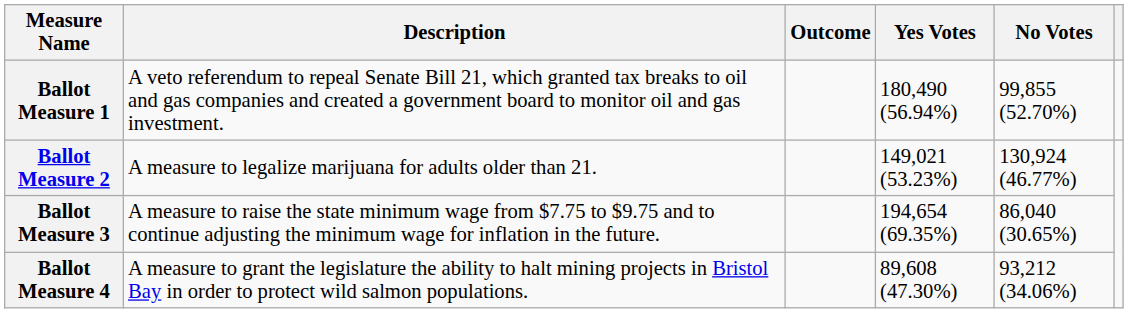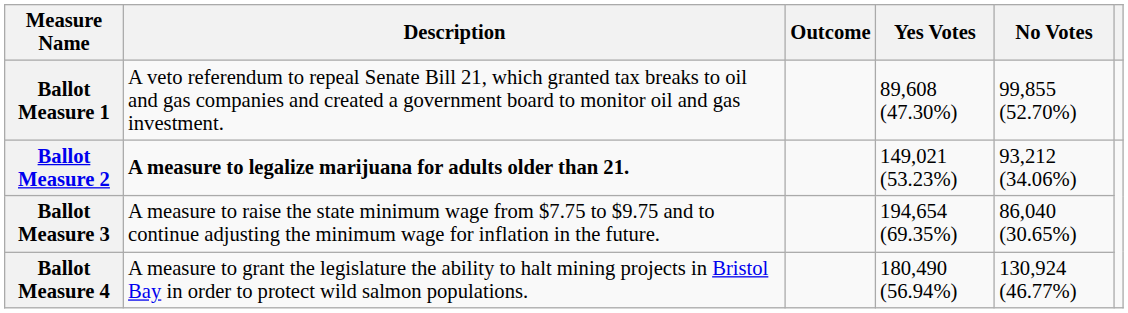(919, 100) 180,490 (56.94%) -> (919, 100) 89,608 (47.30%)
(362, 167) normal -> (379, 167) bold
(1038, 167) 130,924 (46.77%) -> (1038, 167) 93,212 (34.06%)
(919, 279) 89,608 (47.30%) -> (919, 279) 180,490 (56.94%)
(1038, 279) 93,212 (34.06%) -> (1038, 279) 130,924 (46.77%)
